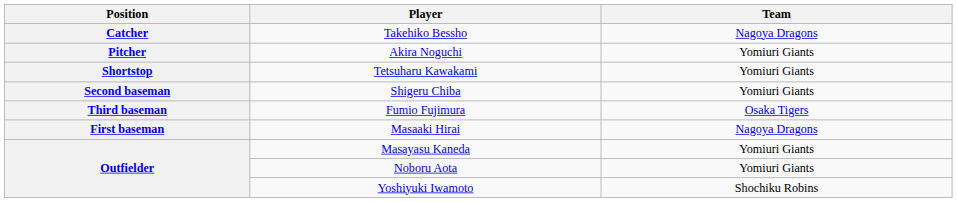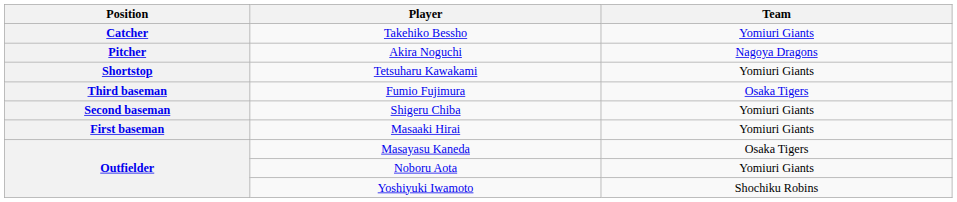(777, 33) Nagoya Dragons -> (777, 33) Yomiuri Giants
(777, 52) Yomiuri Giants -> (777, 52) Nagoya Dragons
rows swapped: (426, 91) <-> (426, 110)
(777, 129) Nagoya Dragons -> (777, 129) Yomiuri Giants
(777, 149) Yomiuri Giants -> (777, 149) Osaka Tigers
